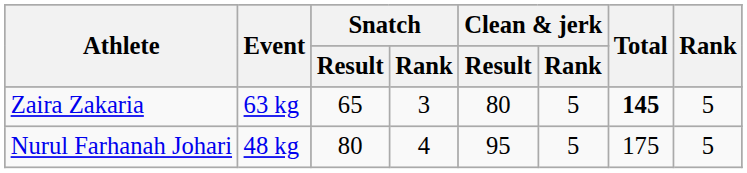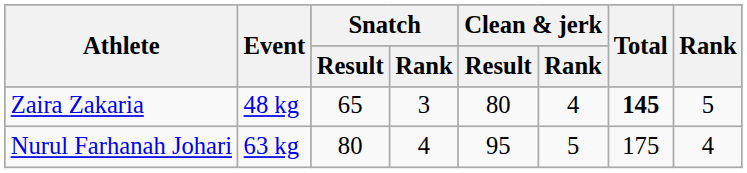(271, 106) 63 kg -> (271, 106) 48 kg
(573, 106) 5 -> (573, 106) 4
(271, 147) 48 kg -> (271, 147) 63 kg
(708, 147) 5 -> (708, 147) 4
